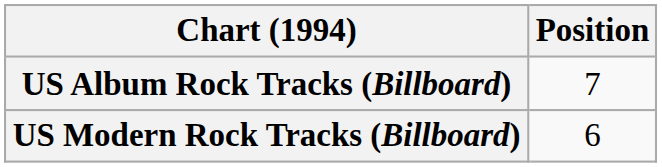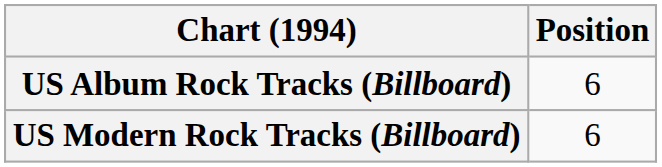(592, 82) 7 -> (592, 82) 6
